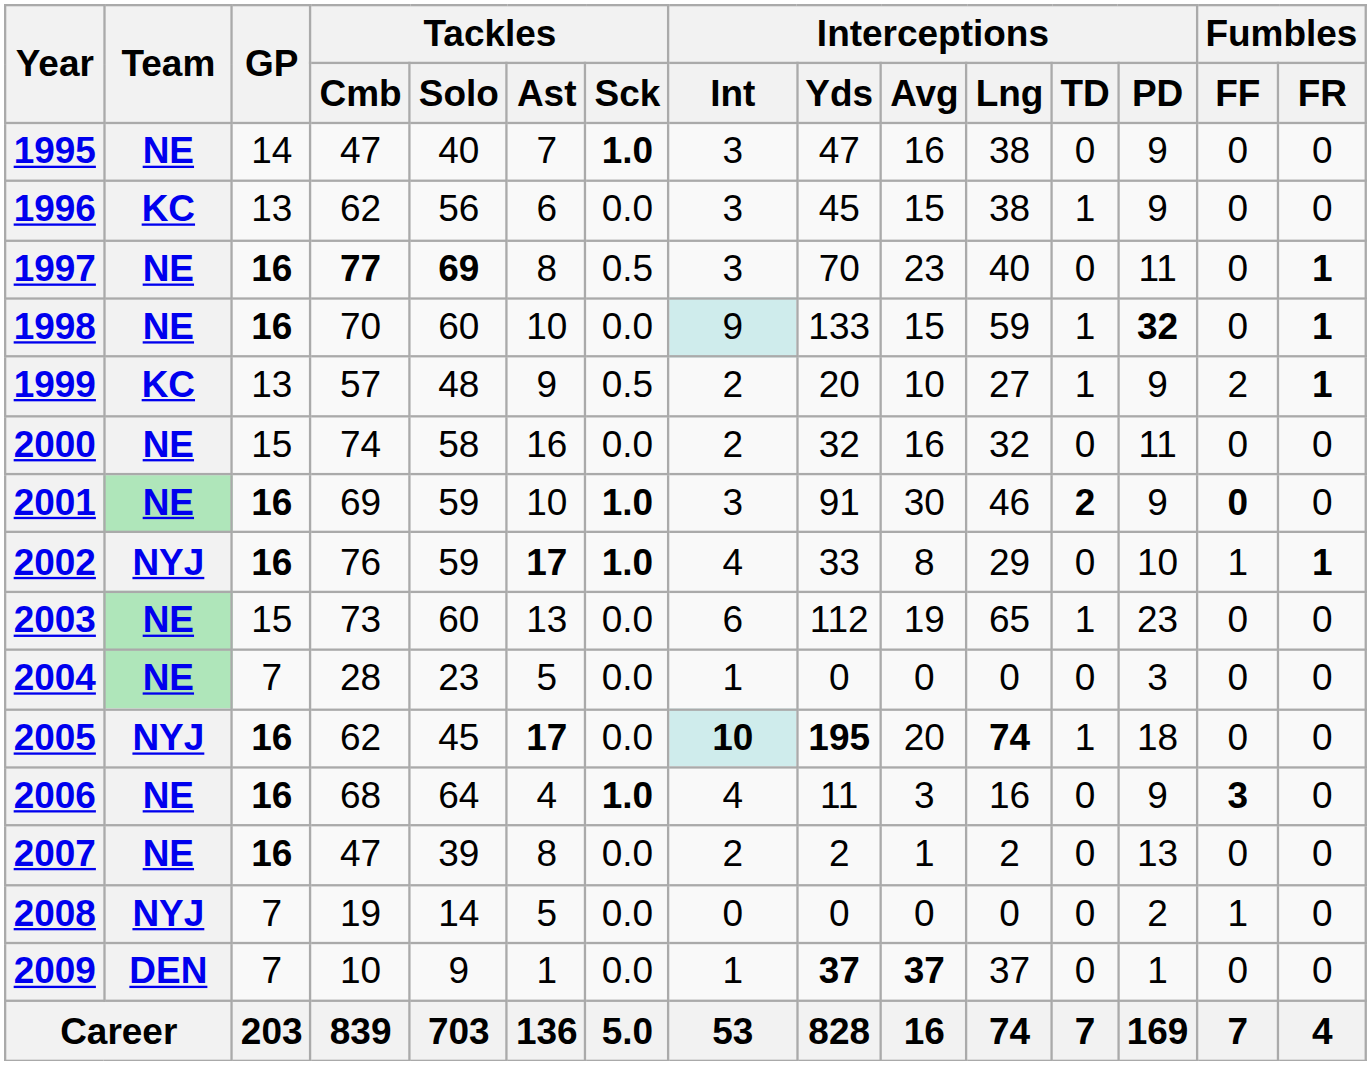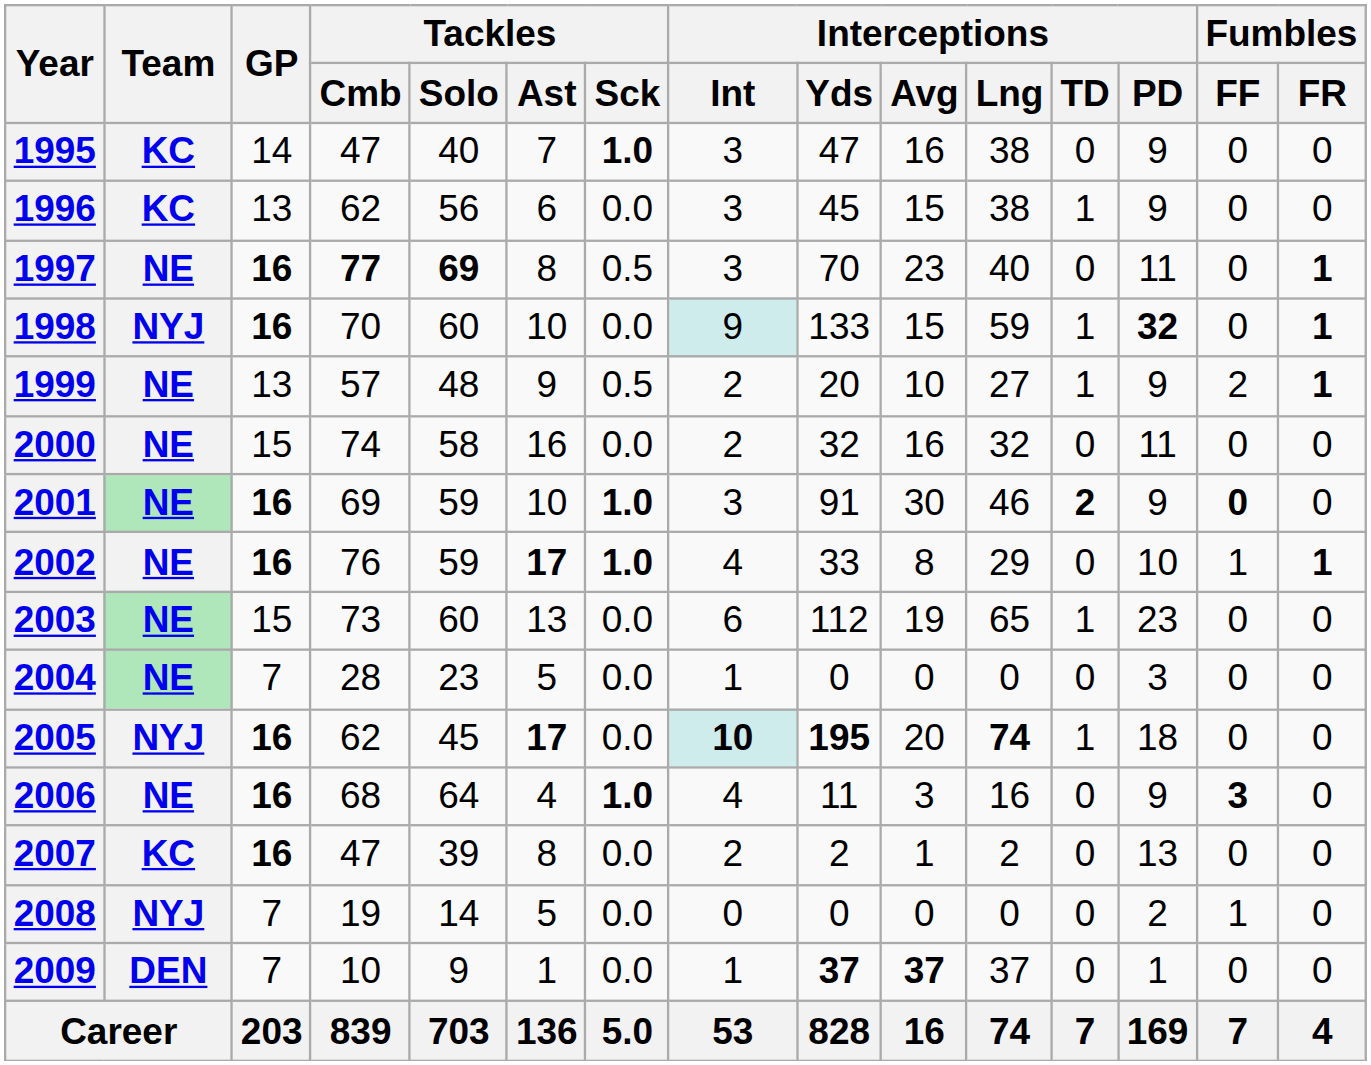(168, 151) NE -> (168, 151) KC
(168, 326) NE -> (168, 326) NYJ
(168, 385) KC -> (168, 385) NE
(168, 561) NYJ -> (168, 561) NE
(168, 854) NE -> (168, 854) KC
